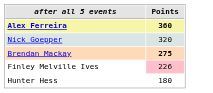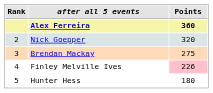+ column: (17, 12)
(165, 53) bold -> (188, 53) normal
